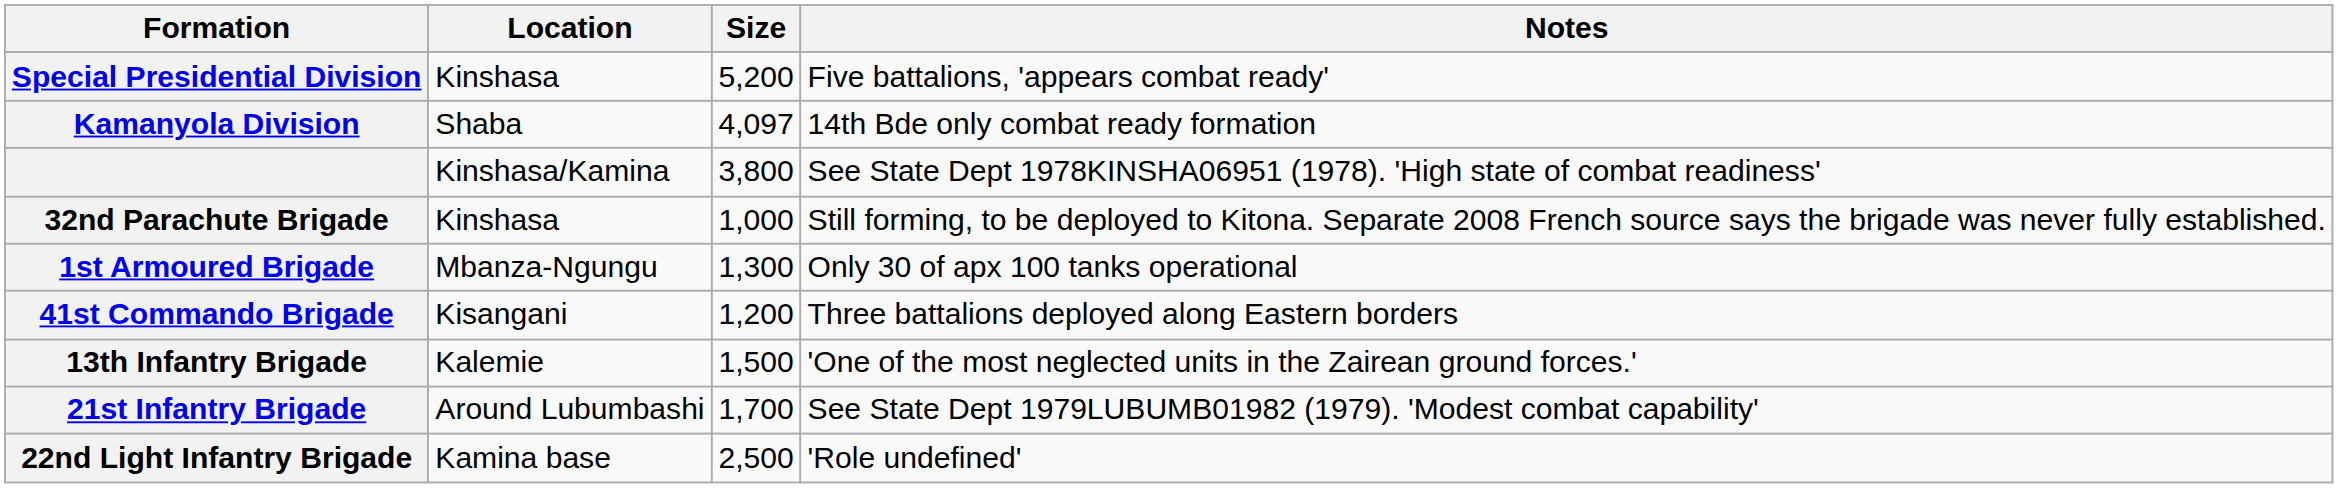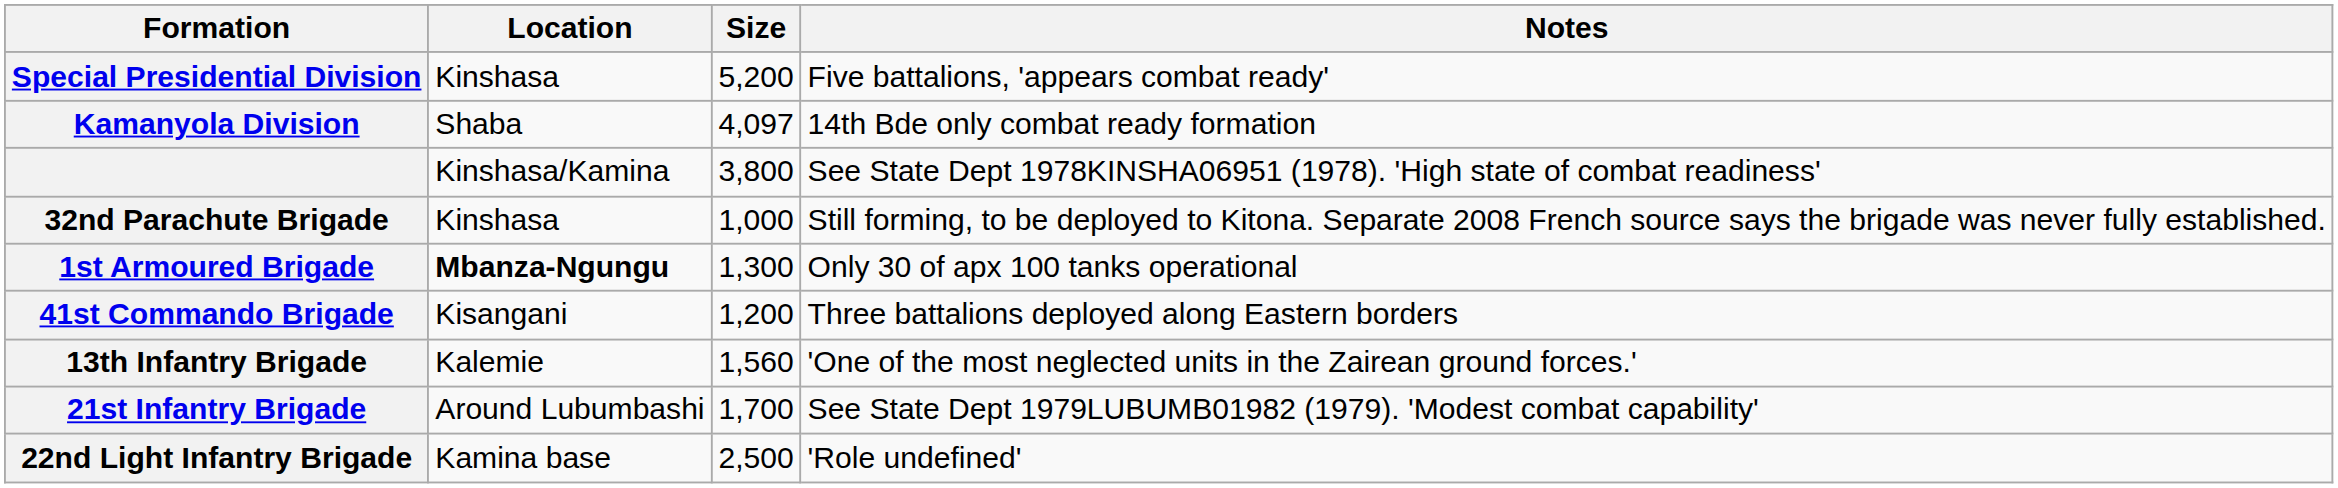(547, 266) normal -> (552, 266) bold
(756, 362) 1,500 -> (756, 362) 1,560
